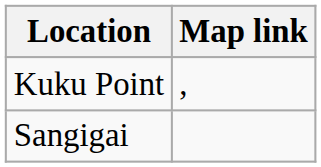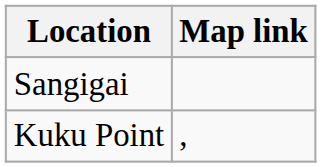rows swapped: (89, 83) <-> (71, 135)
